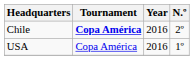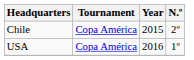(108, 30) bold -> (106, 30) normal
(157, 30) 2016 -> (153, 30) 2015
